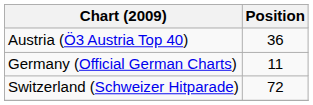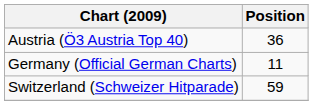(275, 87) 72 -> (275, 87) 59
